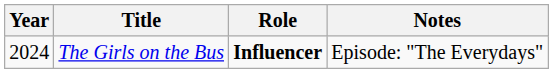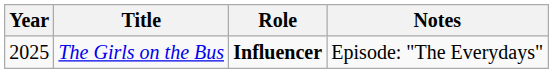(29, 52) 2024 -> (29, 52) 2025
